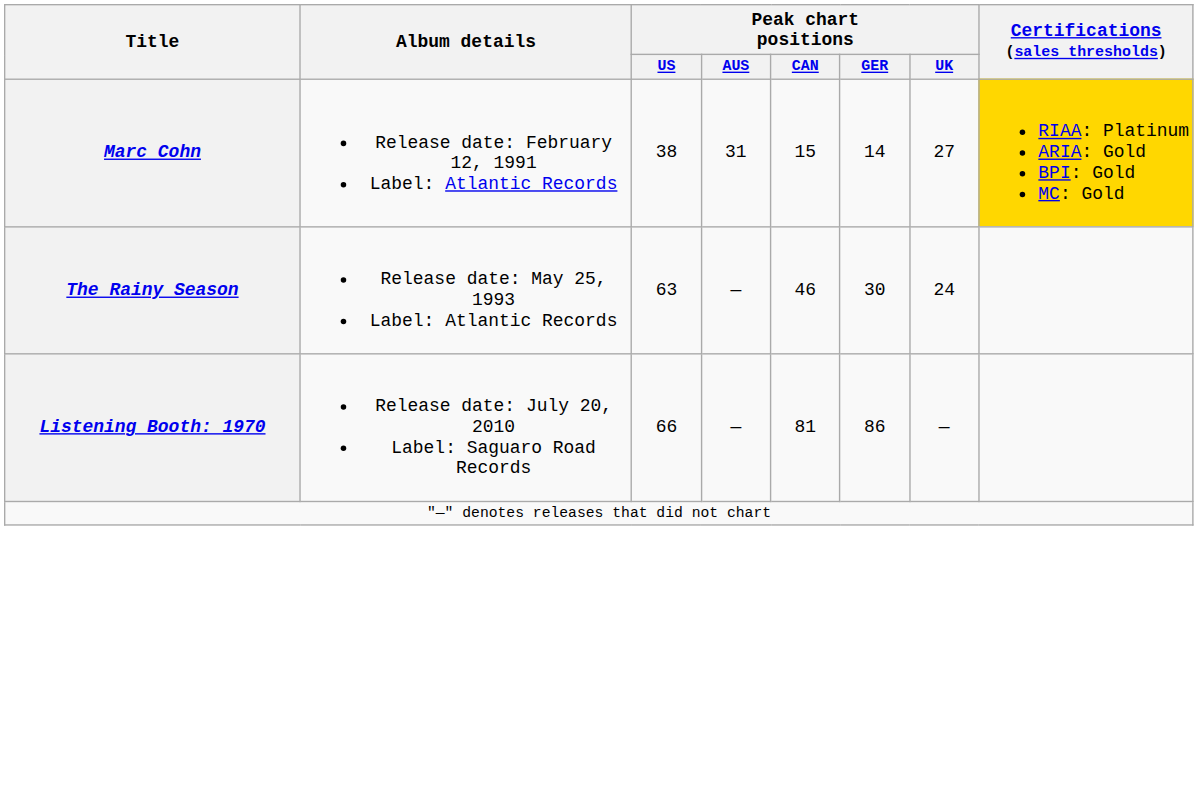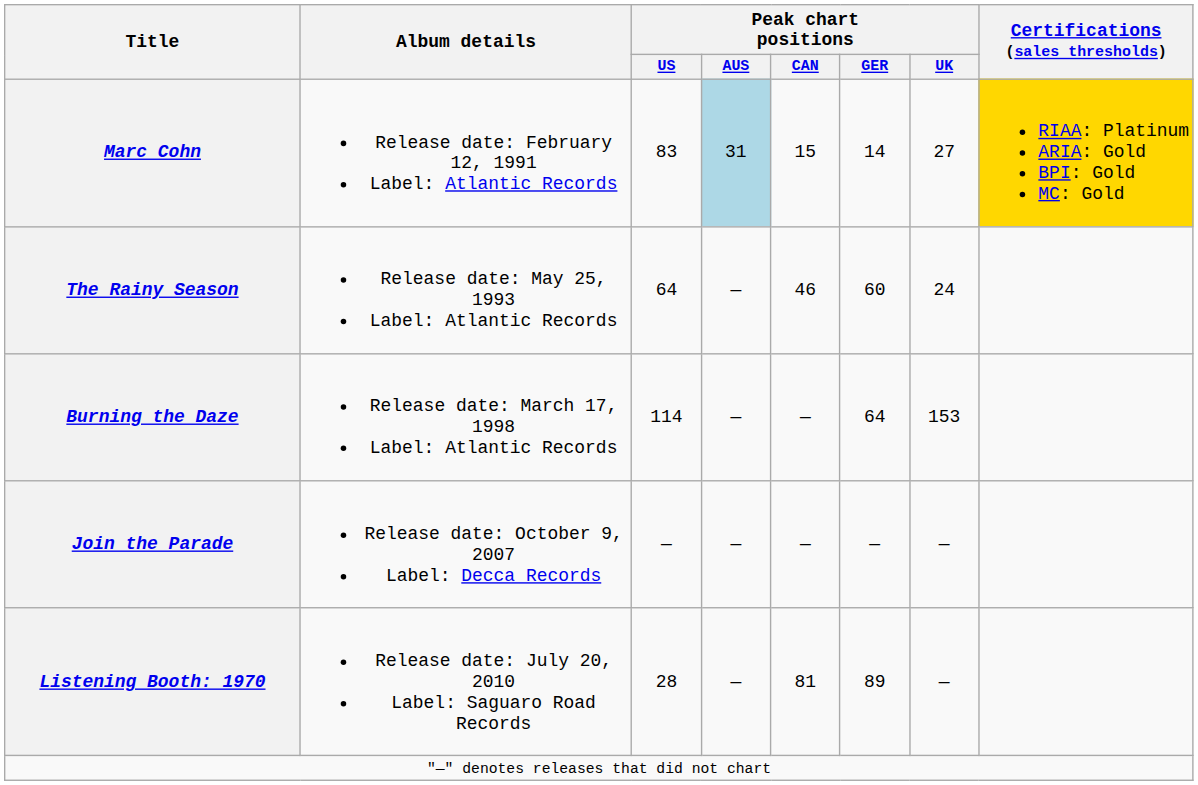(666, 152) 38 -> (666, 152) 83
(736, 152) no background -> (736, 152) lightblue background
(666, 290) 63 -> (666, 290) 64
(875, 290) 30 -> (875, 290) 60
+ row: (152, 417)
+ row: (152, 544)
(666, 428) 66 -> (666, 682) 28
(875, 428) 86 -> (875, 682) 89
